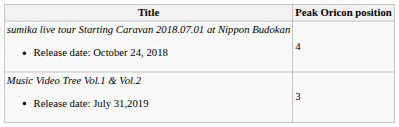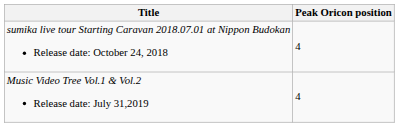(298, 97) 3 -> (298, 97) 4
